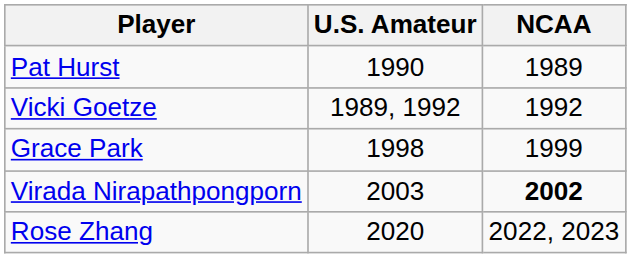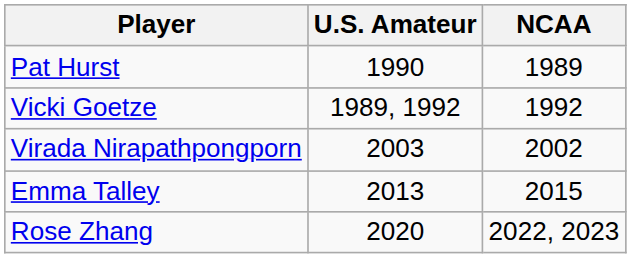- row: (77, 149)
(554, 190) bold -> (554, 149) normal
+ row: (85, 190)
